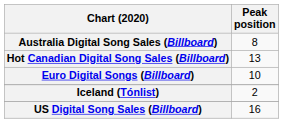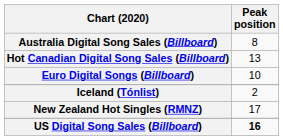+ row: (118, 110)
(255, 110) normal -> (255, 127) bold
